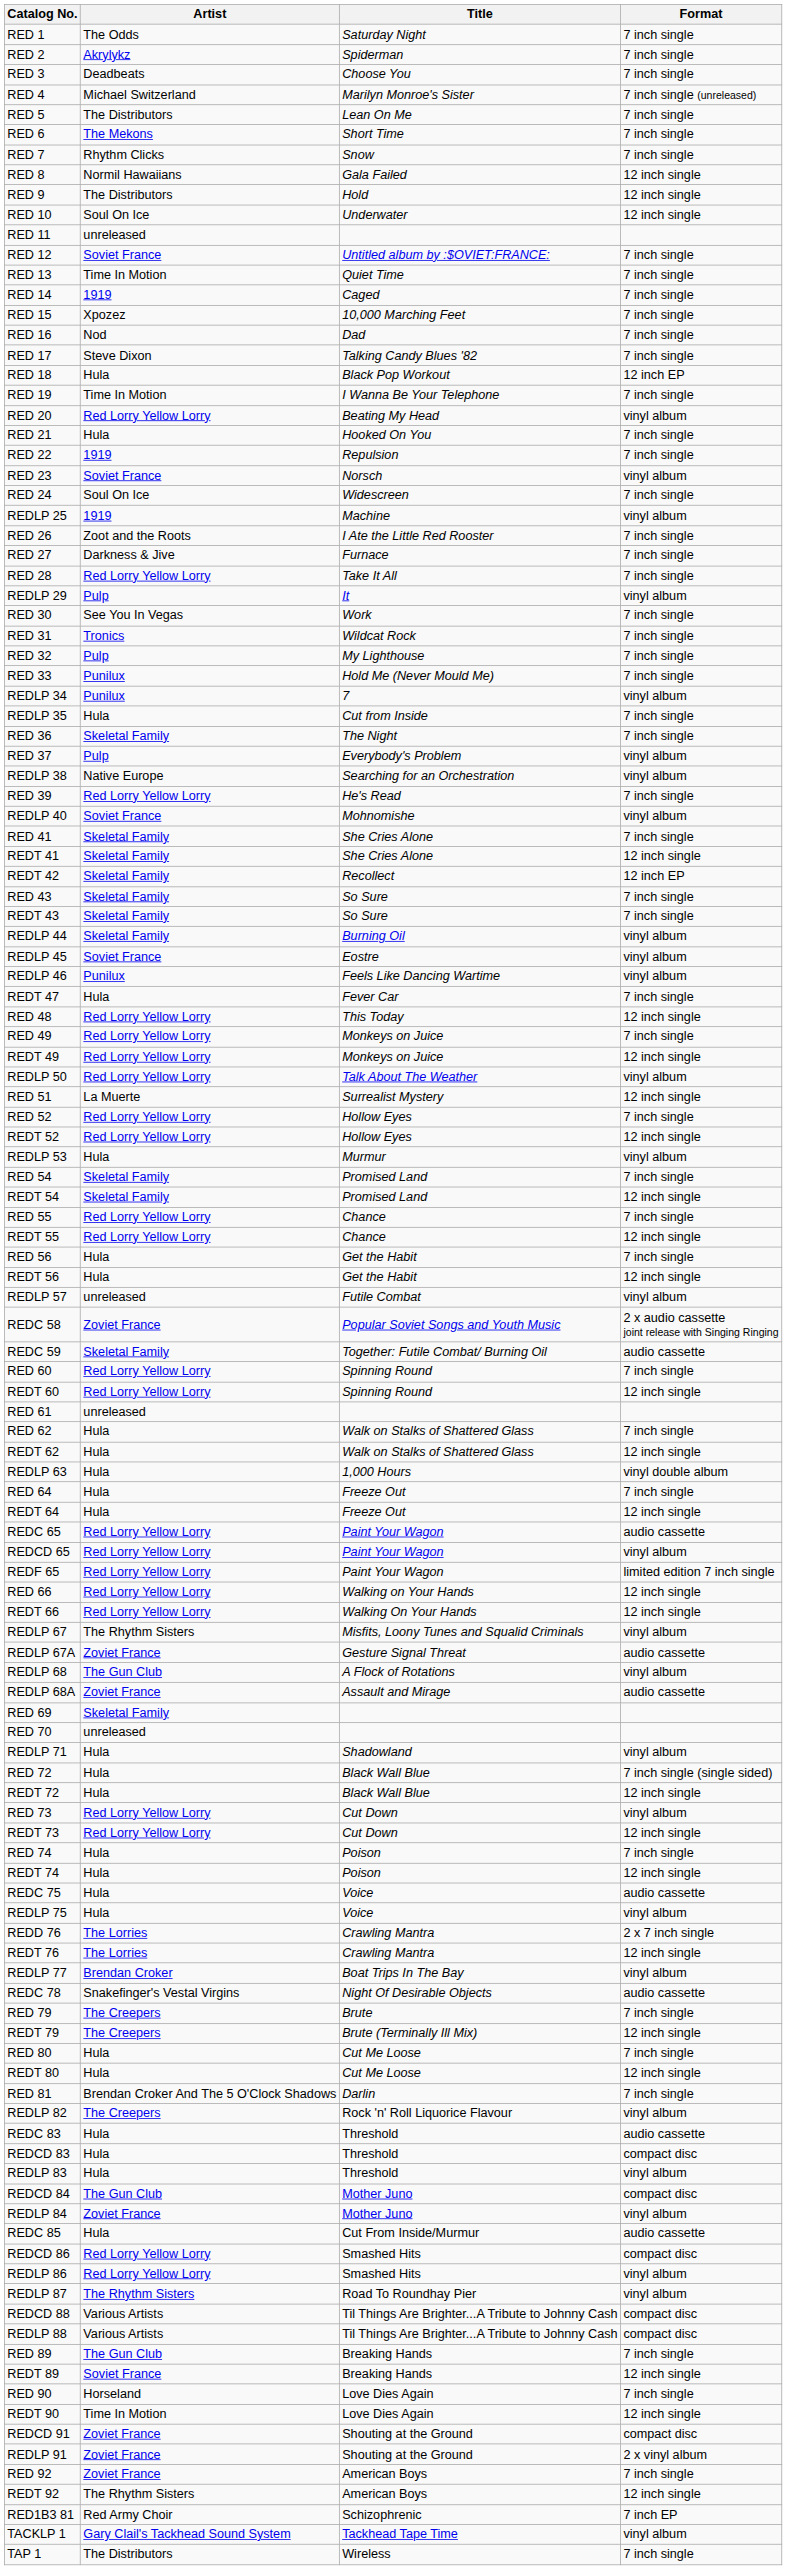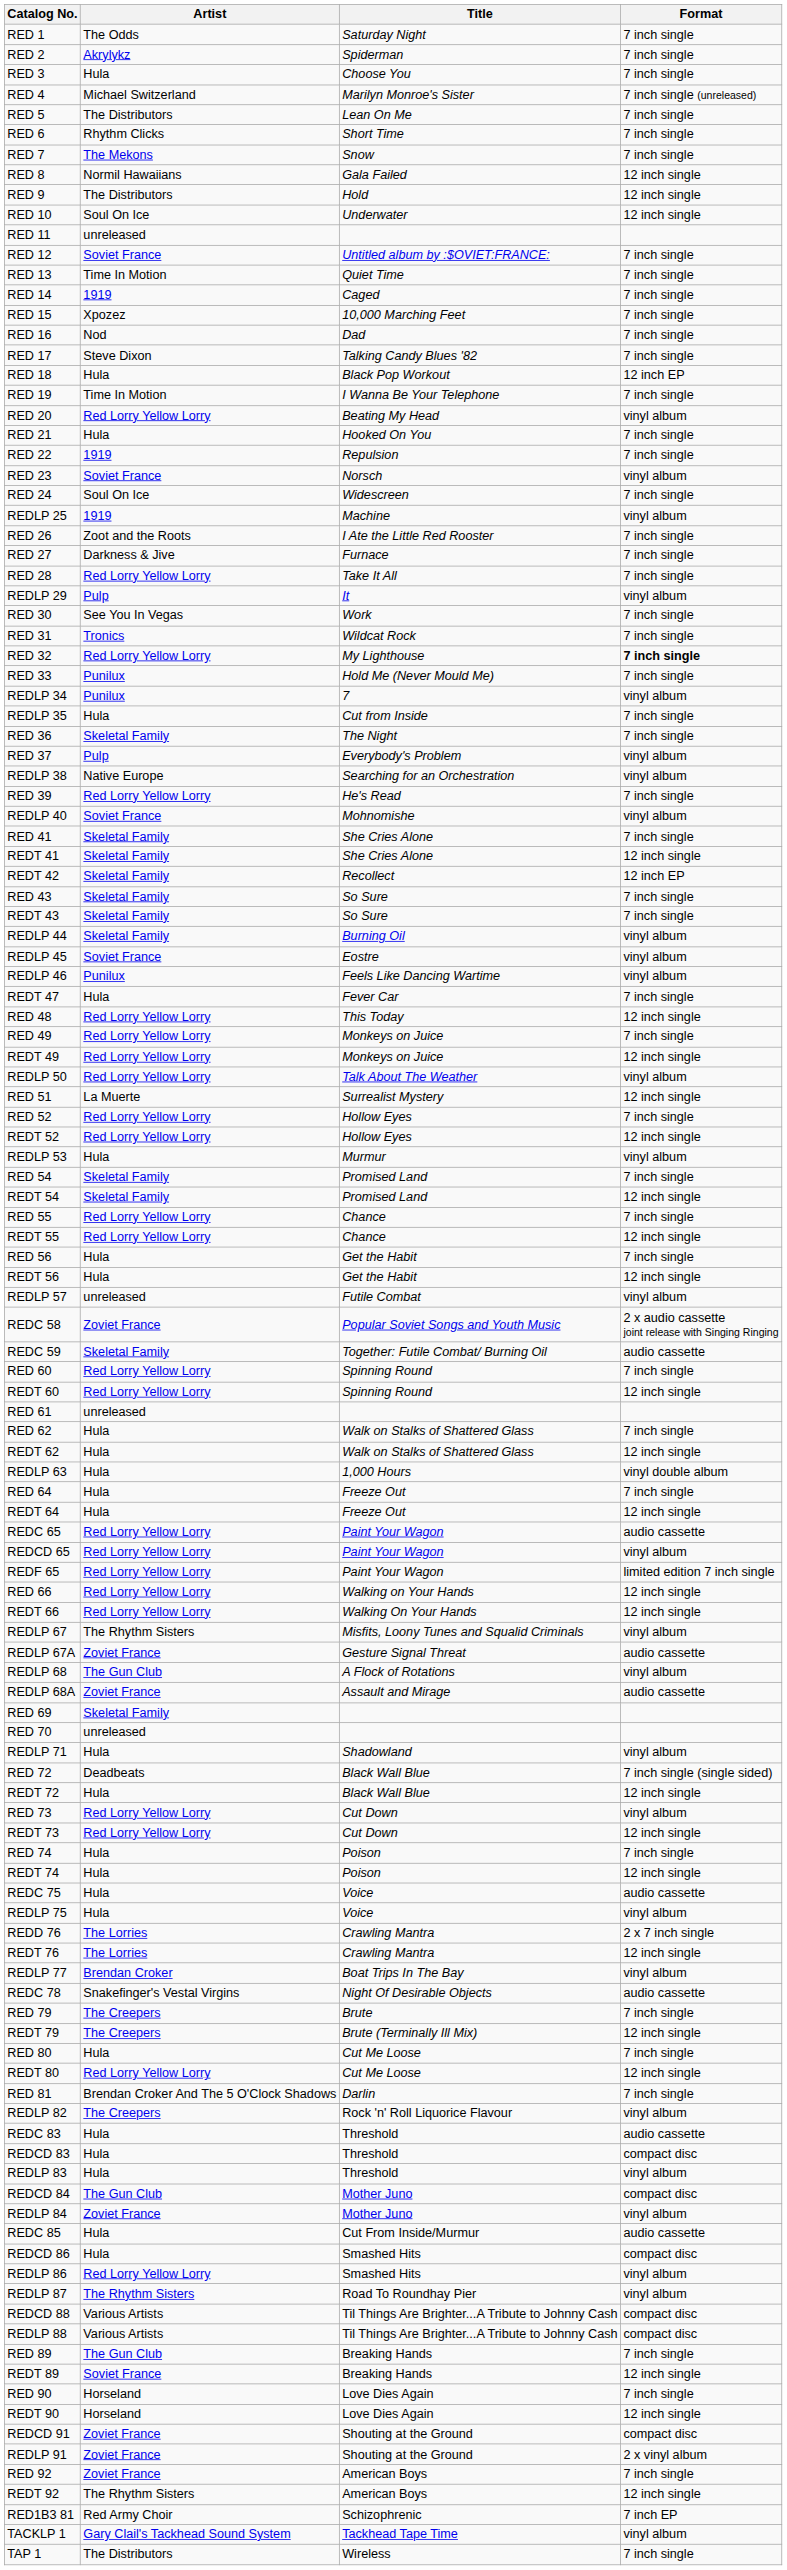(114, 74) Deadbeats -> (96, 74) Hula
(118, 134) The Mekons -> (124, 134) Rhythm Clicks
(124, 154) Rhythm Clicks -> (118, 154) The Mekons
(96, 656) Pulp -> (147, 656) Red Lorry Yellow Lorry
(659, 656) normal -> (662, 656) bold
(96, 1772) Hula -> (114, 1772) Deadbeats
(96, 2073) Hula -> (147, 2073) Red Lorry Yellow Lorry
(147, 2253) Red Lorry Yellow Lorry -> (96, 2253) Hula
(125, 2414) Time In Motion -> (112, 2414) Horseland
